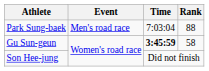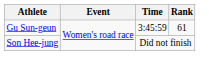- row: (36, 28)
(161, 43) bold -> (152, 28) normal
(191, 43) 58 -> (182, 28) 61
